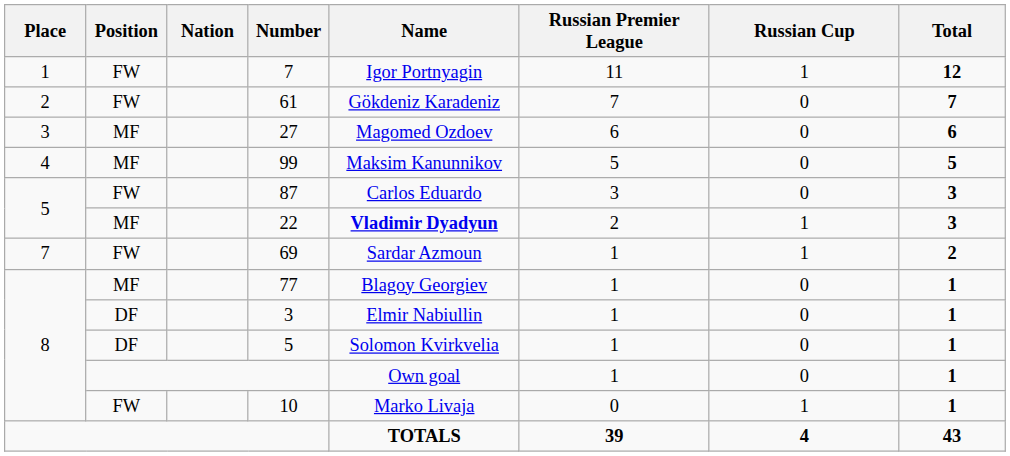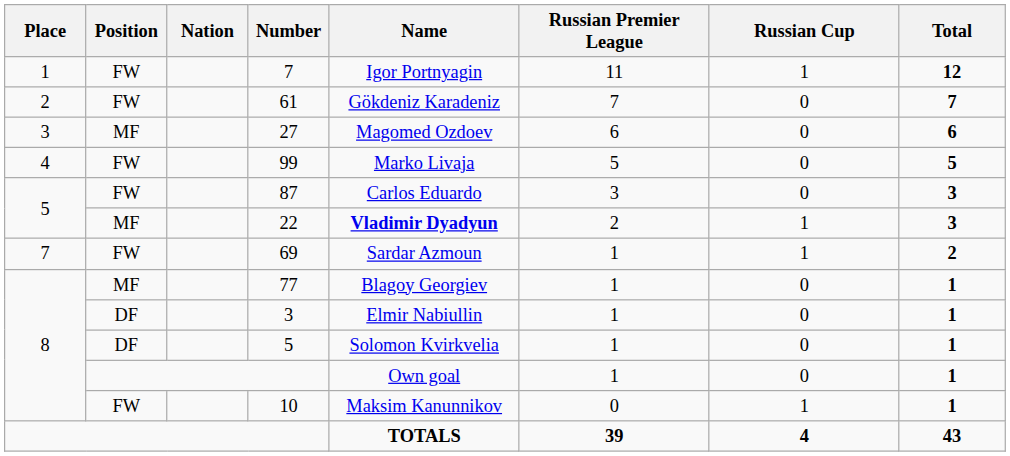(126, 162) MF -> (126, 162) FW
(424, 162) Maksim Kanunnikov -> (424, 162) Marko Livaja
(424, 405) Marko Livaja -> (424, 405) Maksim Kanunnikov
